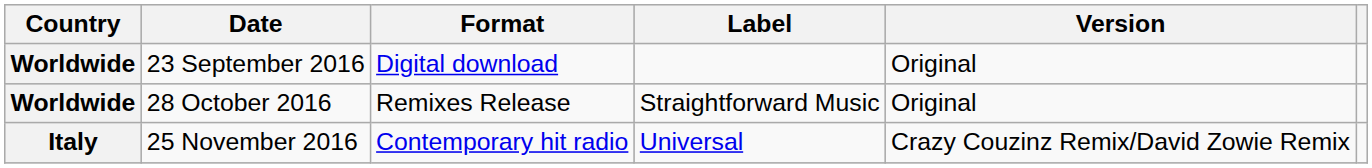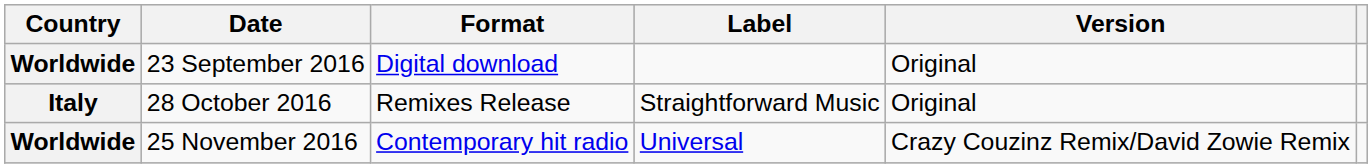(73, 102) Worldwide -> (73, 102) Italy
(73, 142) Italy -> (73, 142) Worldwide
